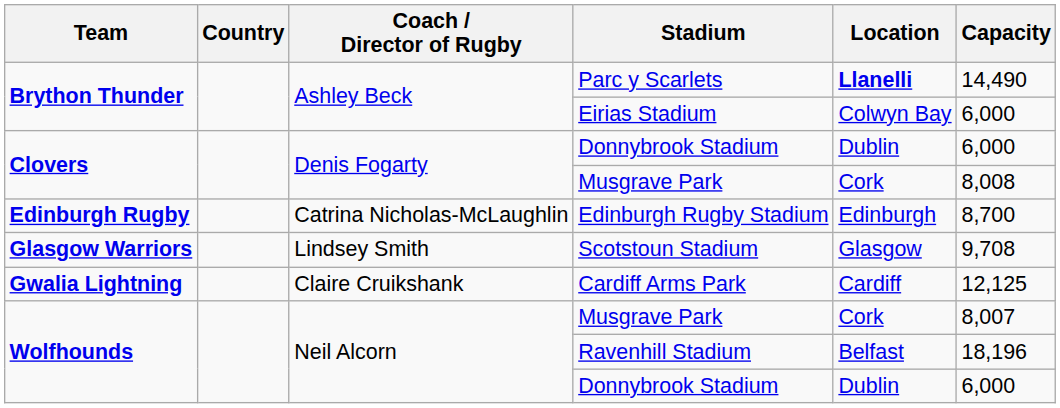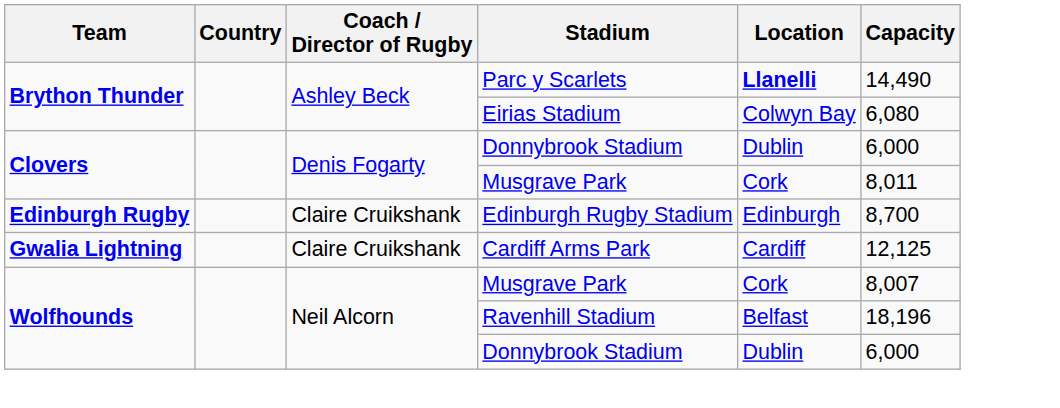(988, 113) 6,000 -> (892, 113) 6,080
(988, 181) 8,008 -> (892, 181) 8,011
(431, 215) Catrina Nicholas-McLaughlin -> (376, 215) Claire Cruikshank
- row: (101, 249)
